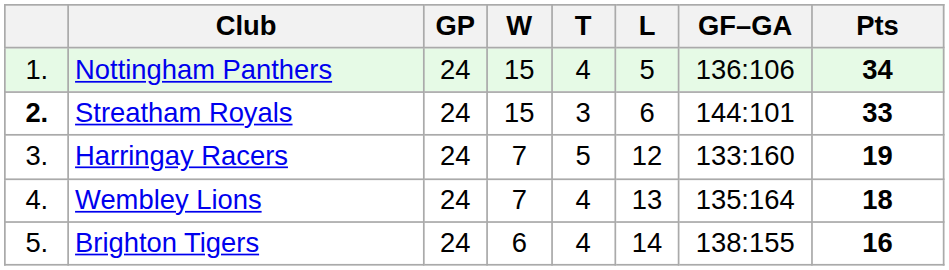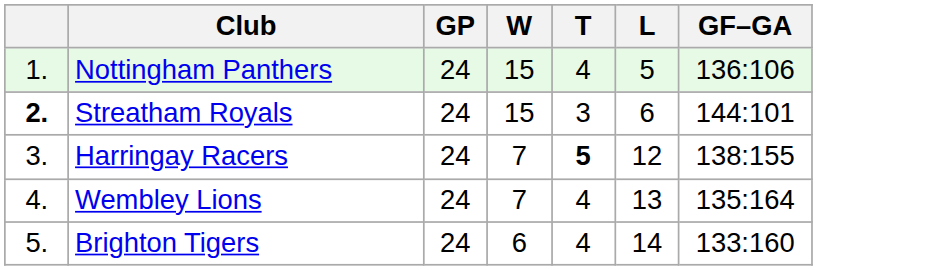- column: (877, 26)
(583, 156) normal -> (583, 156) bold
(745, 156) 133:160 -> (745, 156) 138:155
(745, 243) 138:155 -> (745, 243) 133:160
